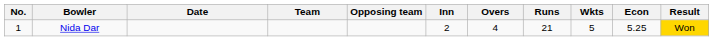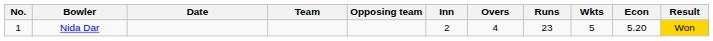(547, 28) 21 -> (547, 28) 23
(637, 28) 5.25 -> (637, 28) 5.20
